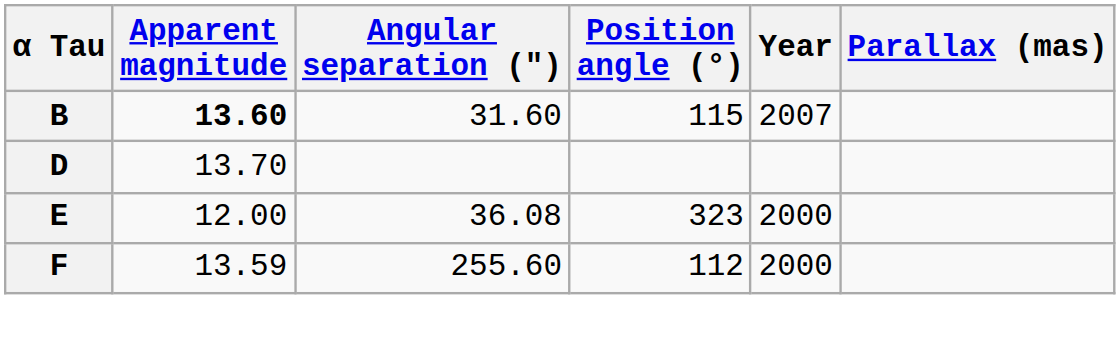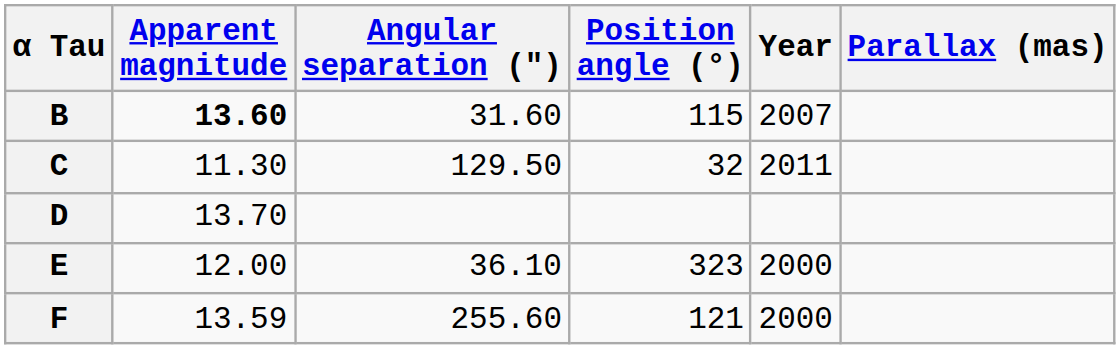+ row: (59, 167)
(516, 217) 36.08 -> (516, 268) 36.10
(716, 268) 112 -> (716, 318) 121
